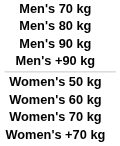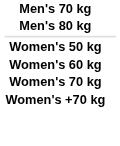- row: (55, 43)
- row: (55, 61)
